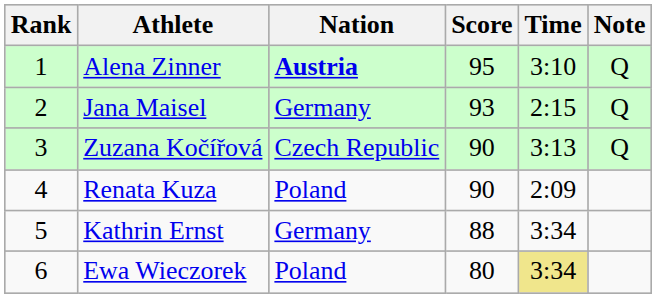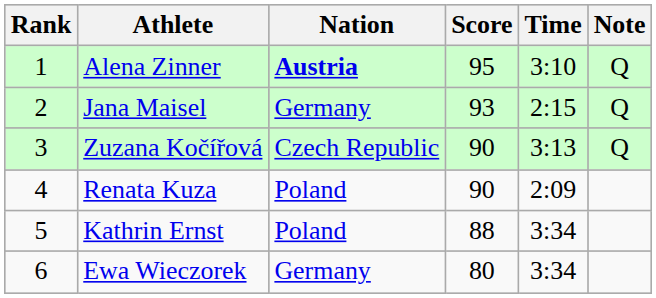(323, 230) Germany -> (310, 230) Poland
(310, 271) Poland -> (323, 271) Germany
(553, 271) khaki background -> (553, 271) no background
